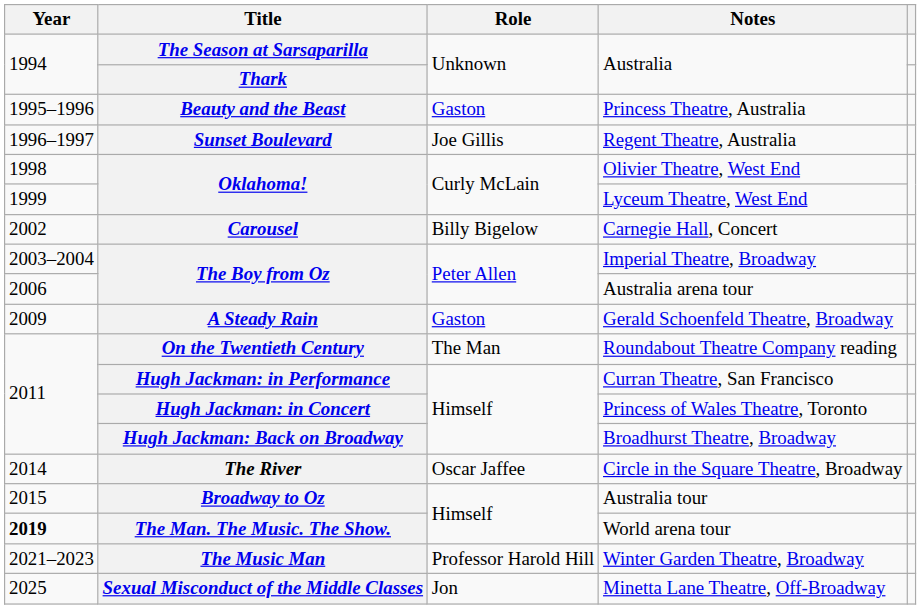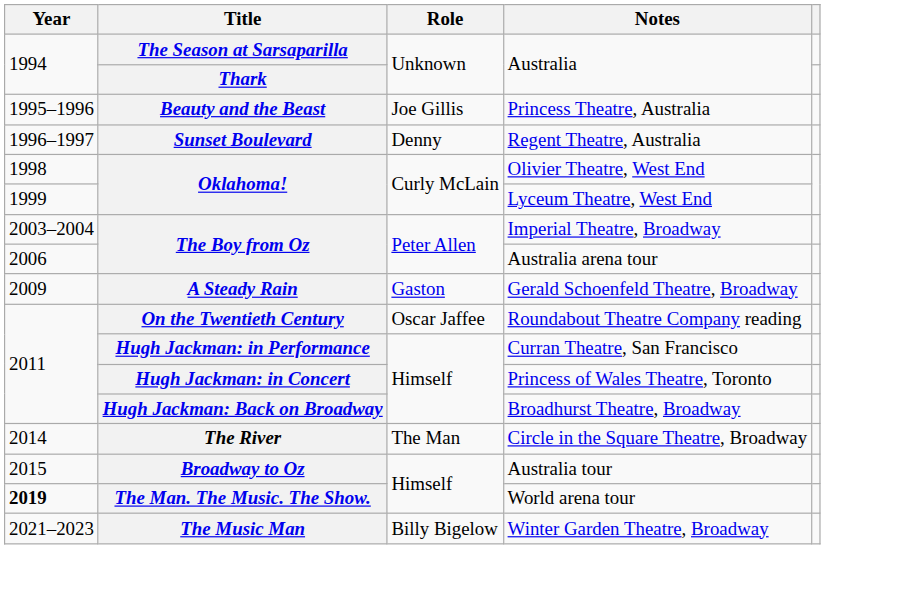(459, 109) Gaston -> (427, 109) Joe Gillis
(468, 139) Joe Gillis -> (417, 139) Denny
- row: (263, 229)
(466, 348) The Man -> (438, 318) Oscar Jaffee
(479, 468) Oscar Jaffee -> (426, 438) The Man
(513, 558) Professor Harold Hill -> (445, 528) Billy Bigelow
- row: (263, 588)
